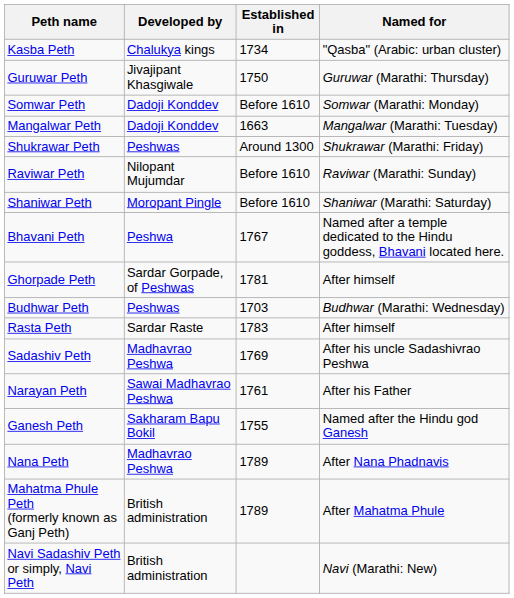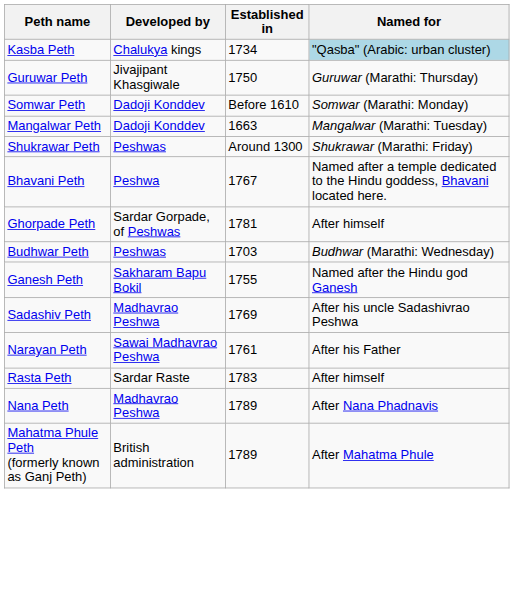(412, 49) no background -> (401, 49) lightblue background
- row: (46, 174)
- row: (50, 202)
rows swapped: (45, 426) <-> (39, 328)
- row: (64, 568)
